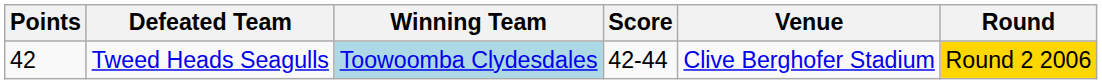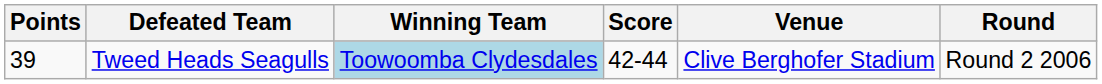(23, 59) 42 -> (23, 59) 39
(1018, 59) gold background -> (1018, 59) no background
